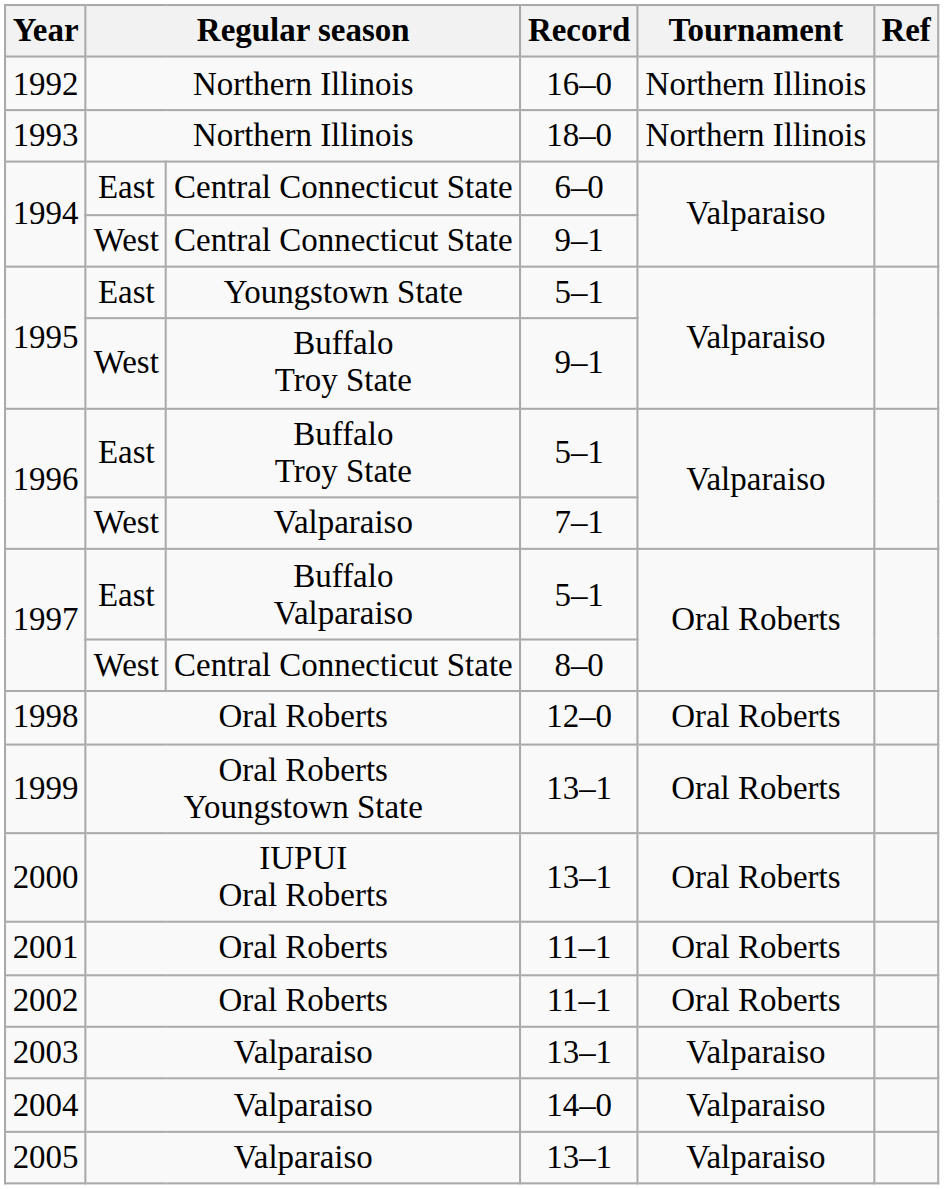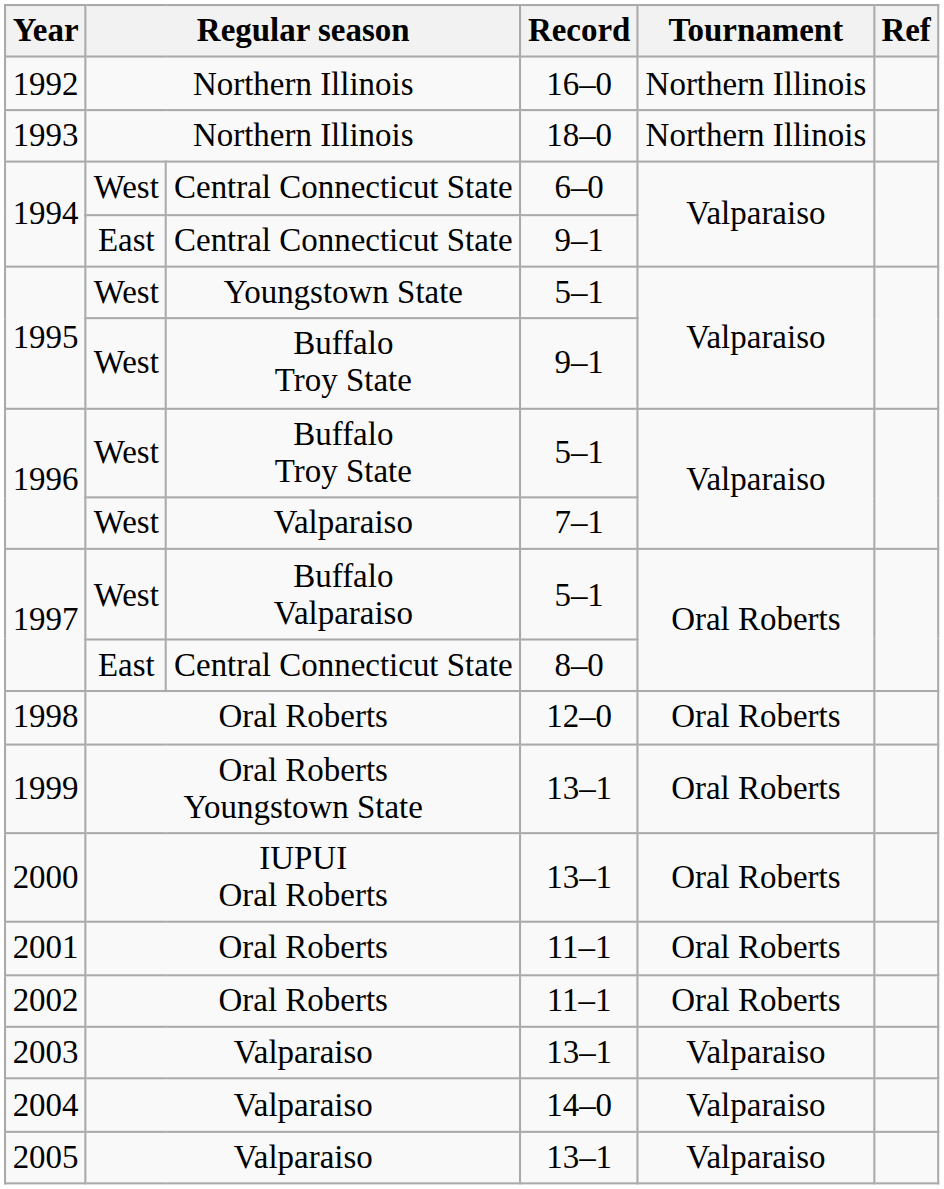(126, 187) East -> (126, 187) West
(126, 239) West -> (126, 239) East
(126, 291) East -> (126, 291) West
(126, 452) East -> (126, 452) West
(126, 593) East -> (126, 593) West
(126, 664) West -> (126, 664) East
